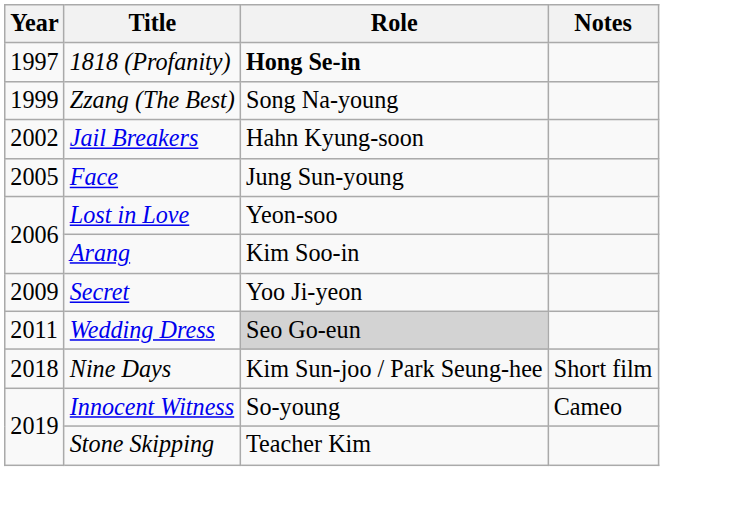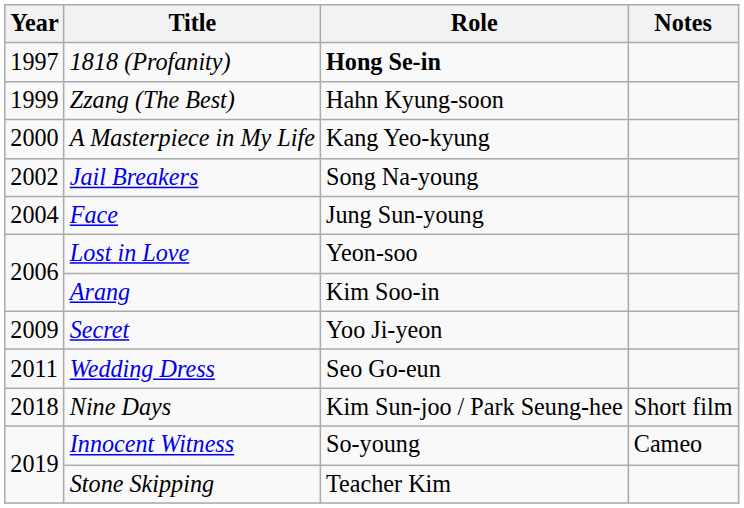(322, 100) Song Na-young -> (415, 100) Hahn Kyung-soon
+ row: (192, 138)
(335, 138) Hahn Kyung-soon -> (402, 176) Song Na-young
(34, 176) 2005 -> (34, 215) 2004
(303, 330) lightgrey background -> (383, 368) no background
